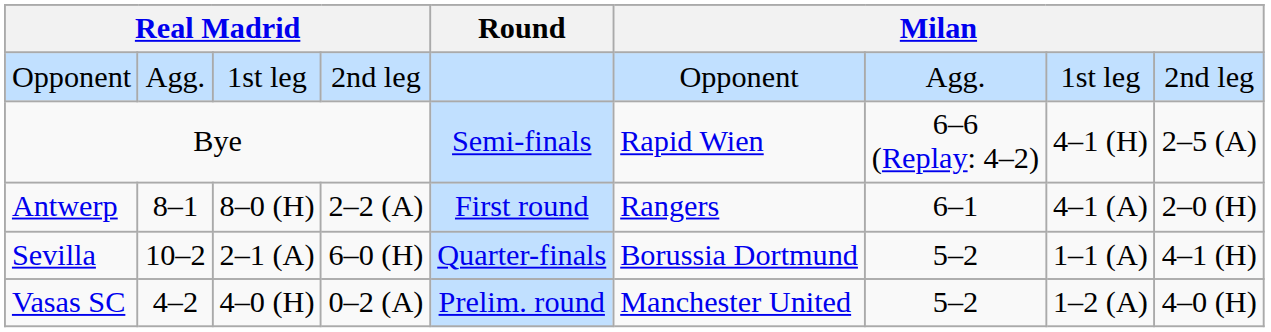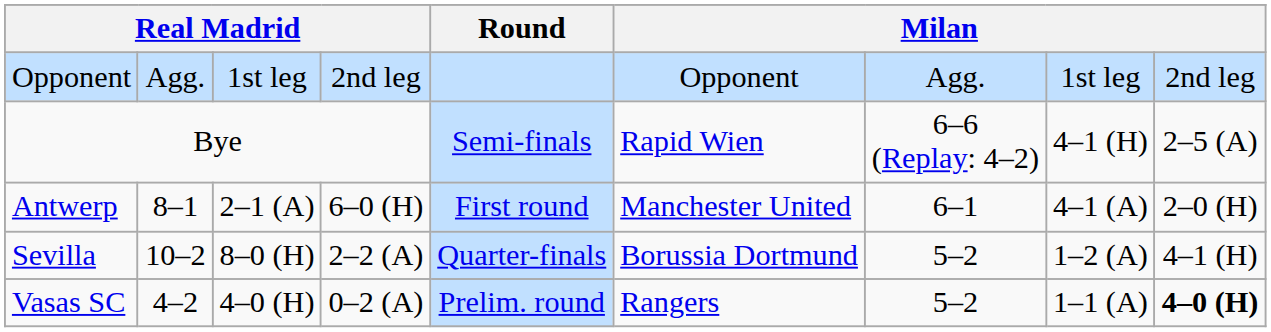(267, 206) 8–0 (H) -> (267, 206) 2–1 (A)
(376, 206) 2–2 (A) -> (376, 206) 6–0 (H)
(670, 206) Rangers -> (736, 206) Manchester United
(267, 254) 2–1 (A) -> (267, 254) 8–0 (H)
(376, 254) 6–0 (H) -> (376, 254) 2–2 (A)
(1100, 254) 1–1 (A) -> (1100, 254) 1–2 (A)
(736, 302) Manchester United -> (670, 302) Rangers
(1100, 302) 1–2 (A) -> (1100, 302) 1–1 (A)
(1209, 302) normal -> (1210, 302) bold
